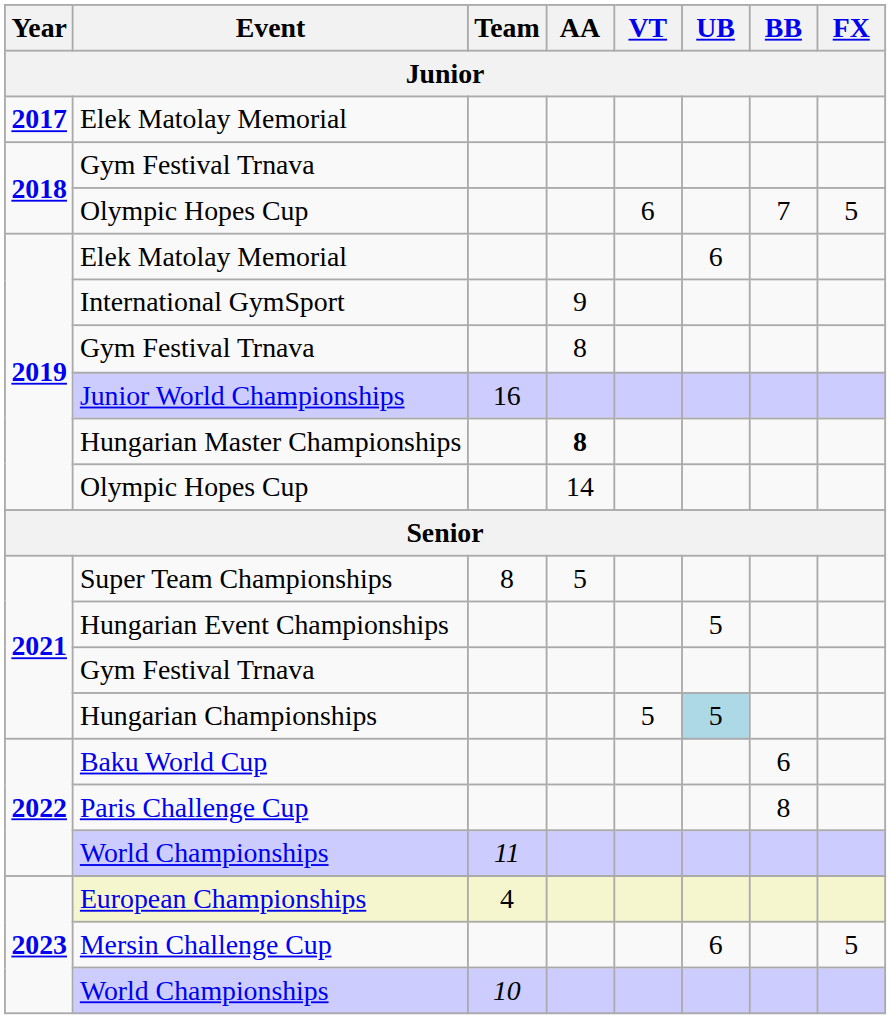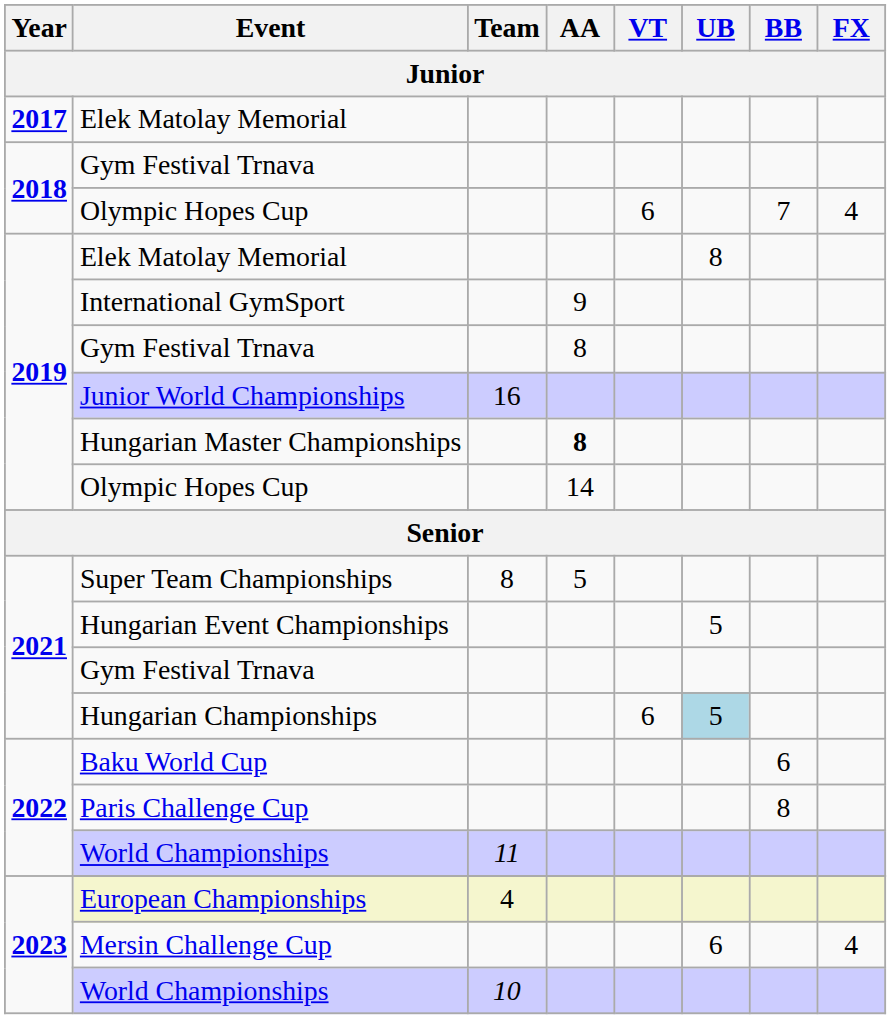(851, 211) 5 -> (851, 211) 4
(716, 256) 6 -> (716, 256) 8
(648, 715) 5 -> (648, 715) 6
(851, 944) 5 -> (851, 944) 4
